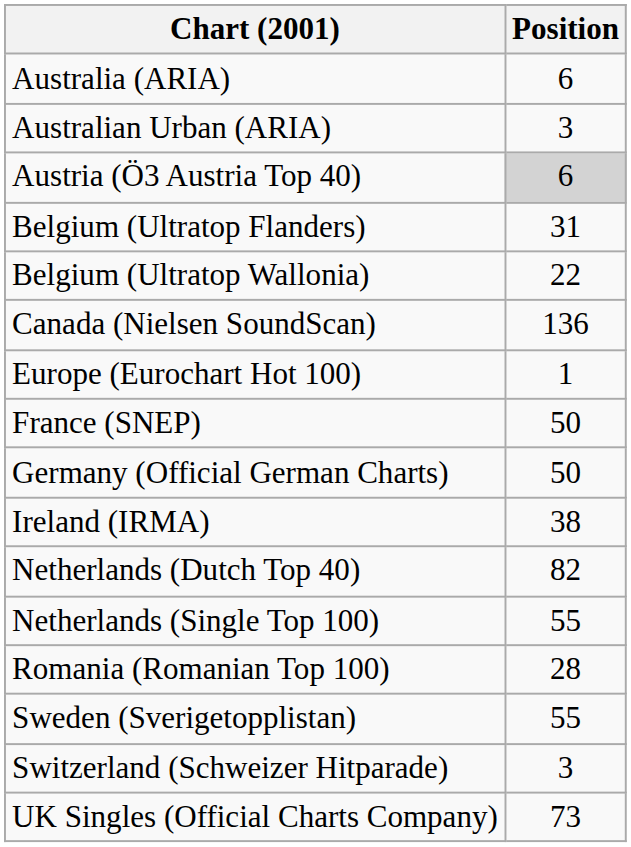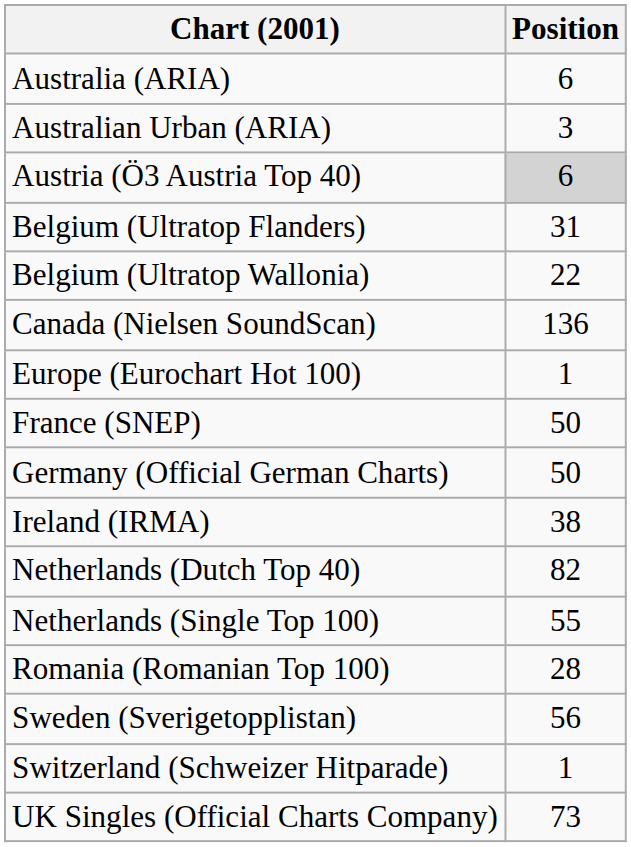(566, 718) 55 -> (566, 718) 56
(566, 767) 3 -> (566, 767) 1
